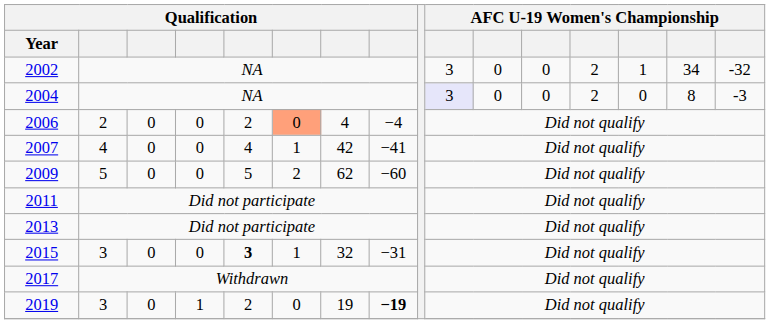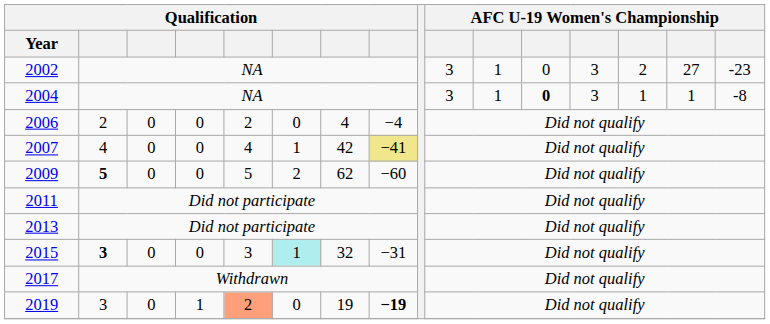(498, 69) 0 -> (498, 69) 1
(595, 69) 2 -> (595, 69) 3
(643, 69) 1 -> (643, 69) 2
(691, 69) 34 -> (691, 69) 27
(740, 69) -32 -> (740, 69) -23
(449, 95) lavender background -> (449, 95) no background
(498, 95) 0 -> (498, 95) 1
(546, 95) normal -> (546, 95) bold
(595, 95) 2 -> (595, 95) 3
(643, 95) 0 -> (643, 95) 1
(691, 95) 8 -> (691, 95) 1
(740, 95) -3 -> (740, 95) -8
(297, 122) lightsalmon background -> (297, 122) no background
(393, 148) no background -> (393, 148) khaki background
(103, 174) normal -> (103, 174) bold
(103, 252) normal -> (103, 252) bold
(248, 252) bold -> (248, 252) normal
(297, 252) no background -> (297, 252) paleturquoise background
(248, 305) no background -> (248, 305) lightsalmon background
